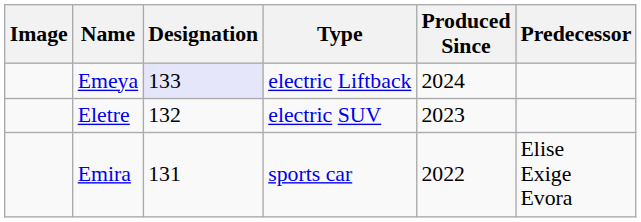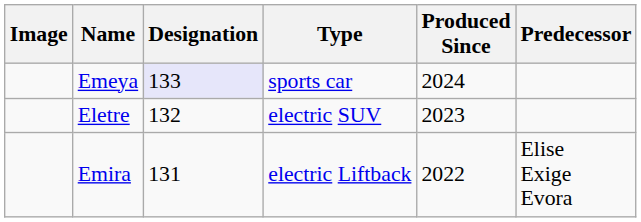(340, 80) electric Liftback -> (310, 80) sports car
(310, 174) sports car -> (340, 174) electric Liftback
